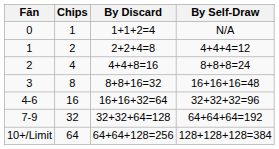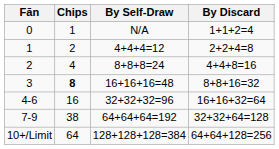columns swapped: (133, 13) <-> (225, 13)
(72, 83) normal -> (72, 83) bold
(72, 118) 32 -> (72, 118) 38
